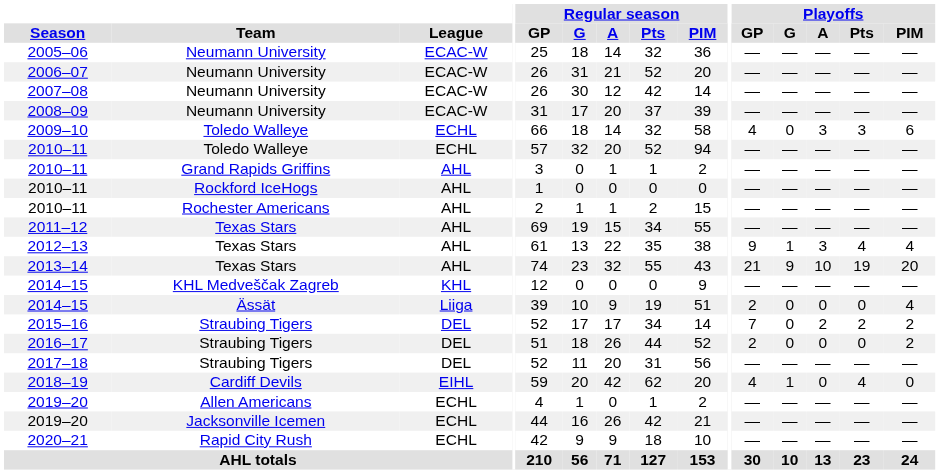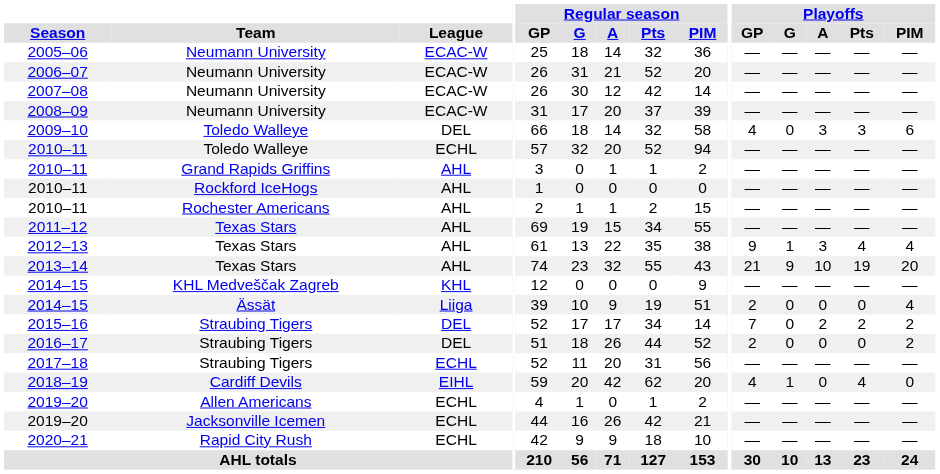(456, 130) ECHL -> (456, 130) DEL
(456, 362) DEL -> (456, 362) ECHL
